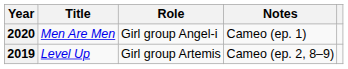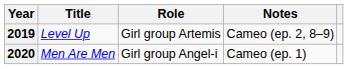rows swapped: (21, 53) <-> (21, 34)
